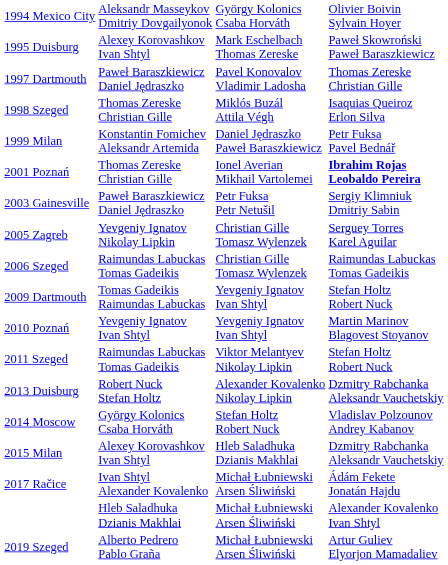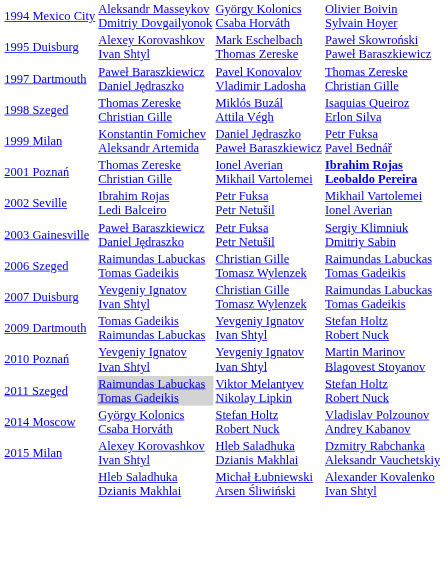+ row: (36, 203)
- row: (36, 234)
+ row: (41, 297)
(152, 359) no background -> (152, 390) lightgrey background
- row: (41, 390)
- row: (35, 484)
- row: (36, 546)
